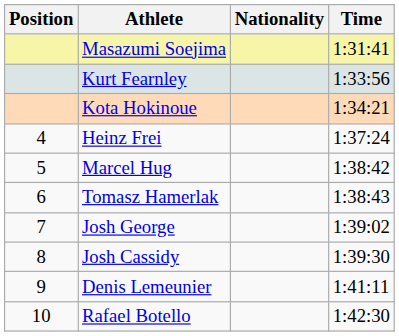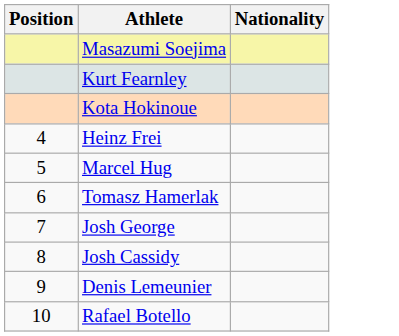- column: (361, 19)
